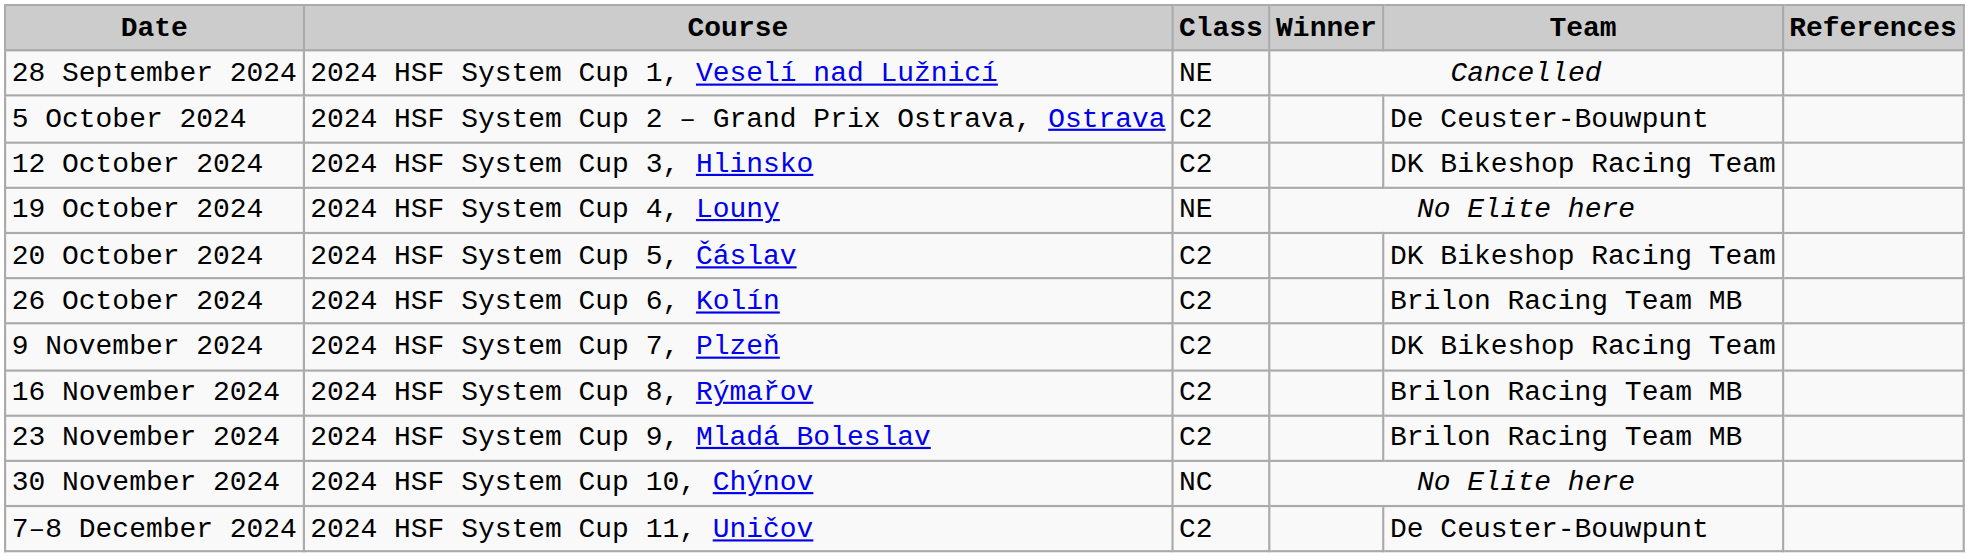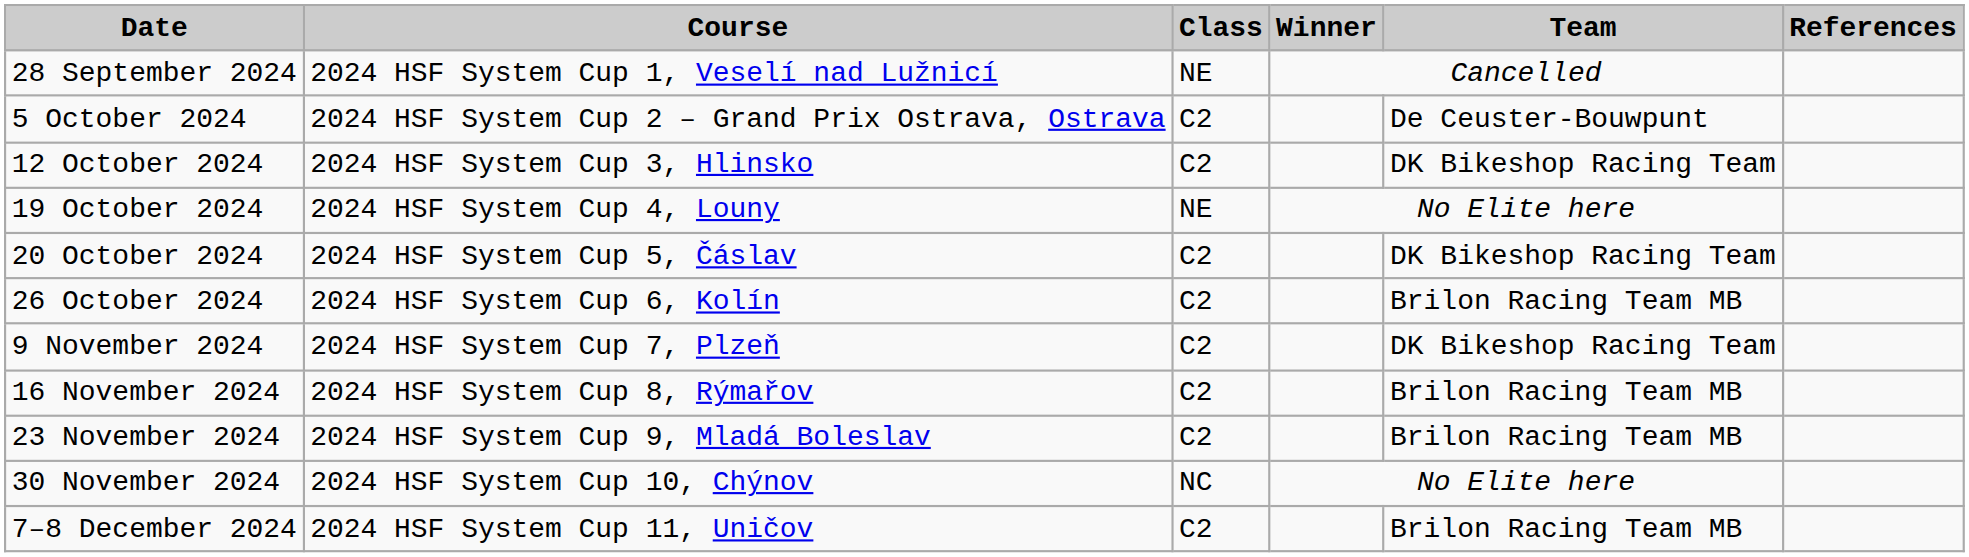(1549, 529) De Ceuster-Bouwpunt -> (1566, 529) Brilon Racing Team MB
